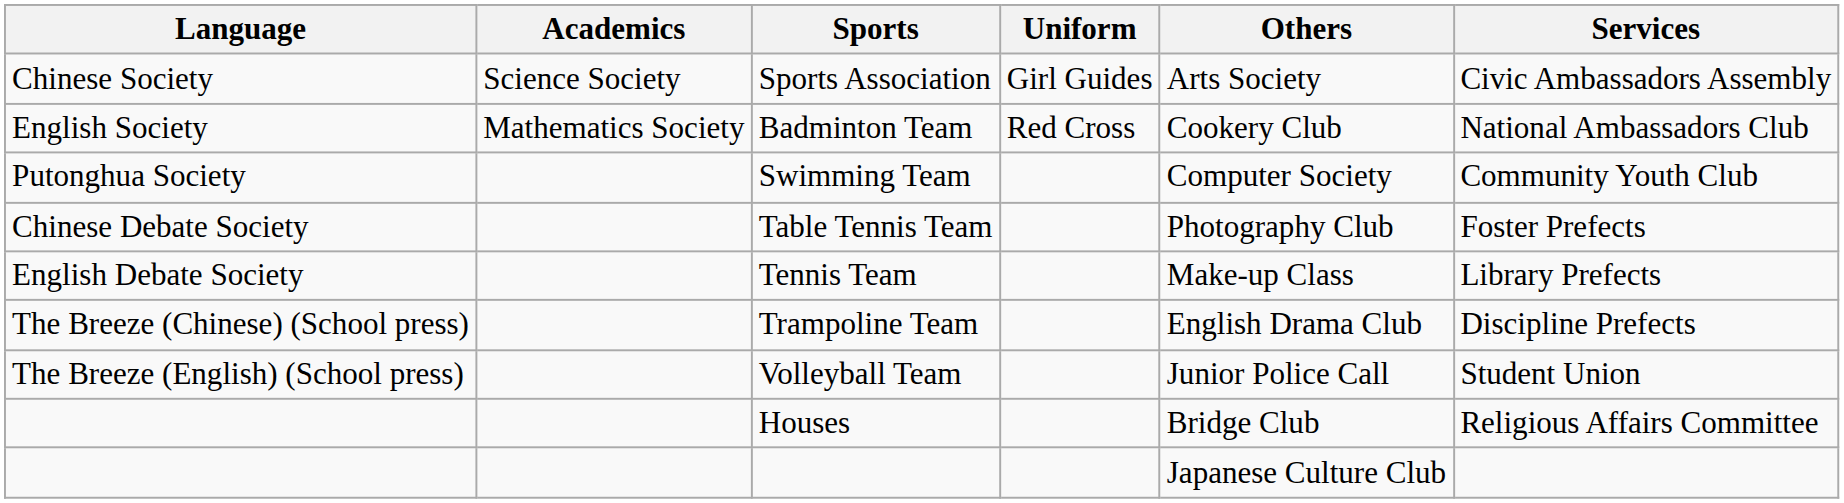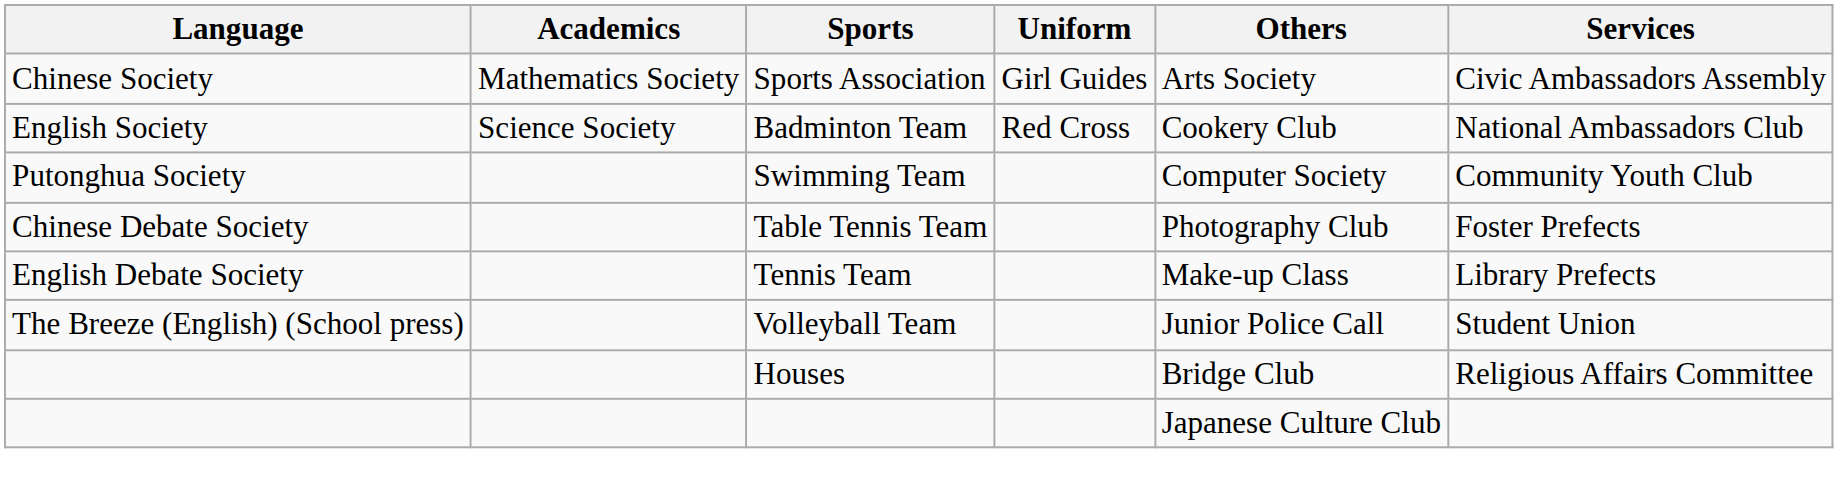(582, 78) Science Society -> (609, 78) Mathematics Society
(614, 127) Mathematics Society -> (577, 127) Science Society
- row: (868, 324)
